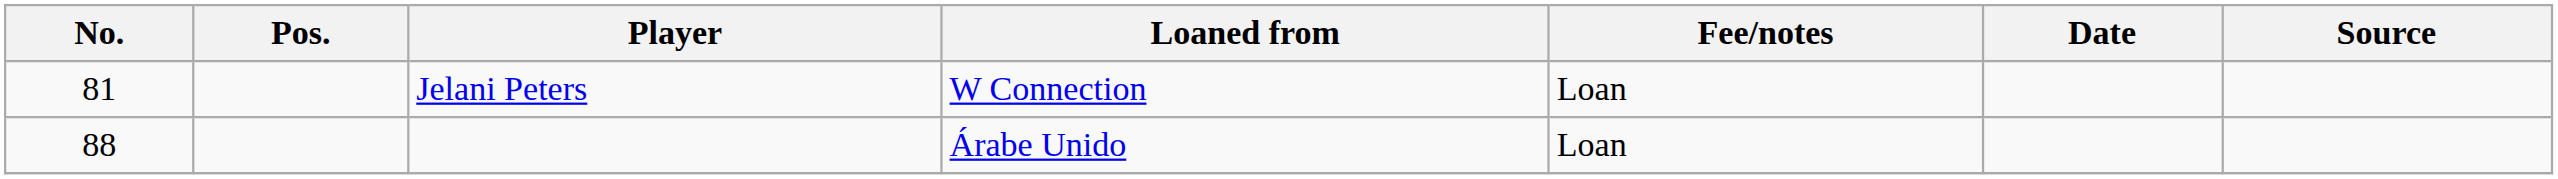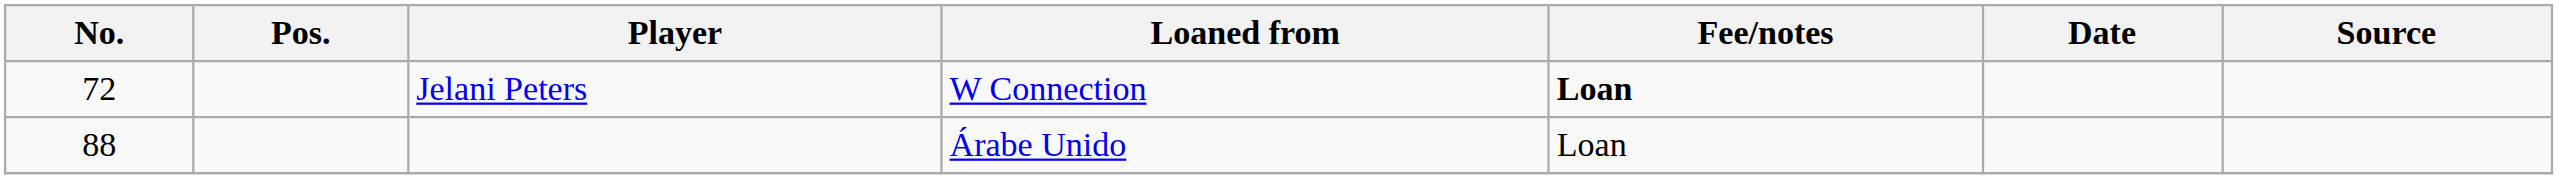(99, 88) 81 -> (99, 88) 72
(1592, 88) normal -> (1595, 88) bold
